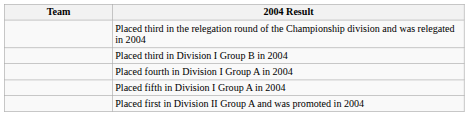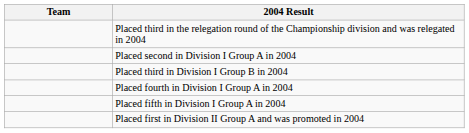+ row: (206, 55)
